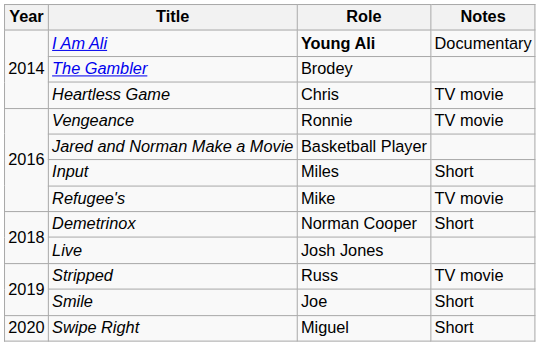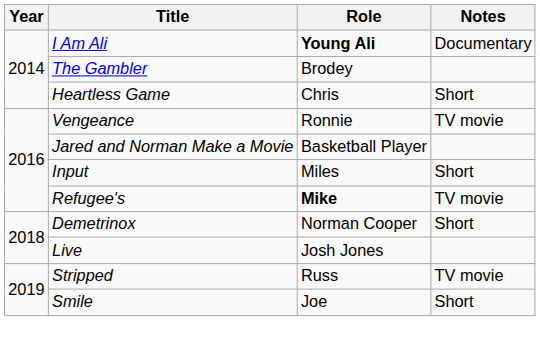(469, 95) TV movie -> (454, 95) Short
(318, 198) normal -> (319, 198) bold
- row: (96, 328)
